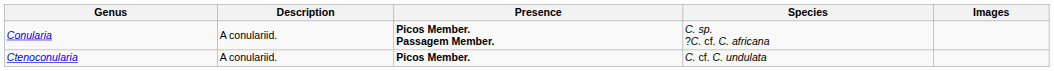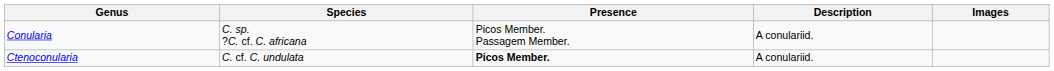columns swapped: (808, 12) <-> (306, 12)
(445, 35) bold -> (523, 35) normal
